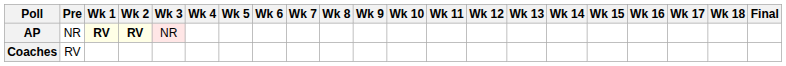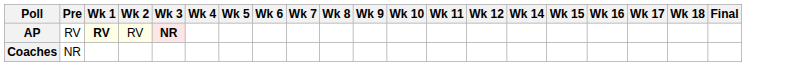- column: (527, 14)
(72, 33) NR -> (72, 33) RV
(135, 33) bold -> (135, 33) normal
(169, 33) normal -> (169, 33) bold
(72, 52) RV -> (72, 52) NR
